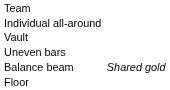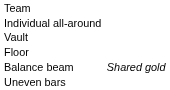rows swapped: (35, 53) <-> (16, 83)
